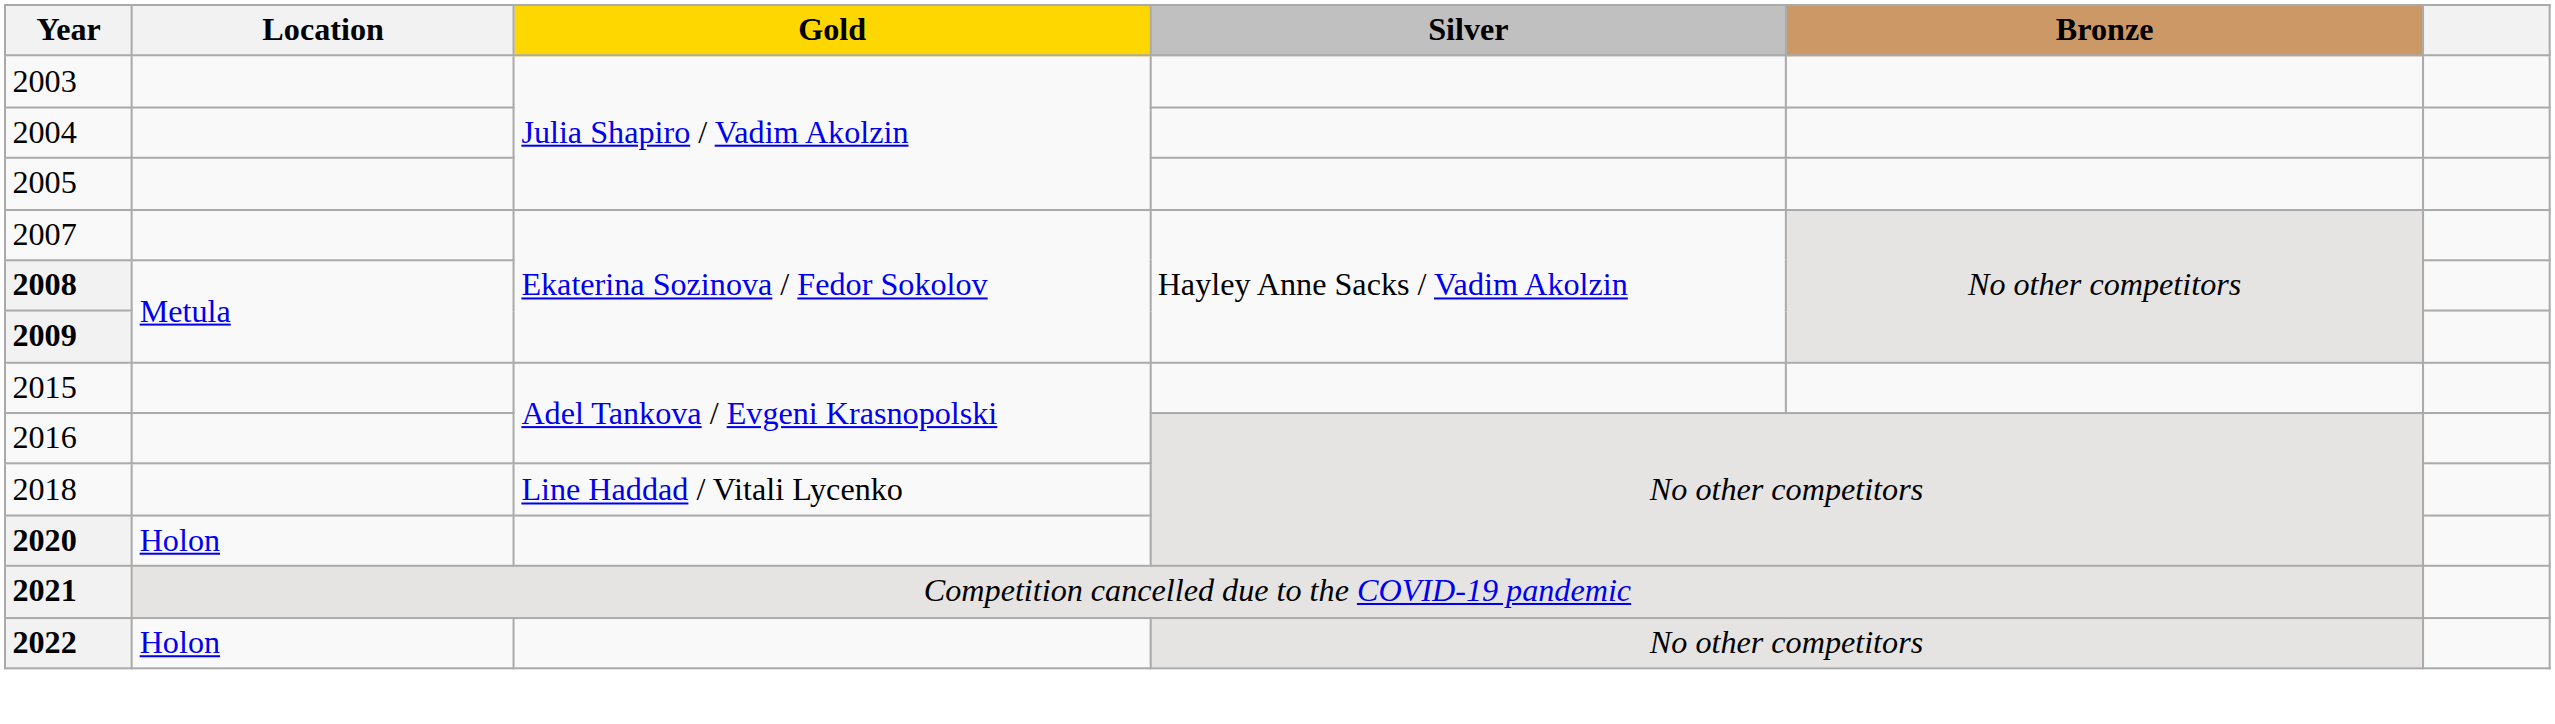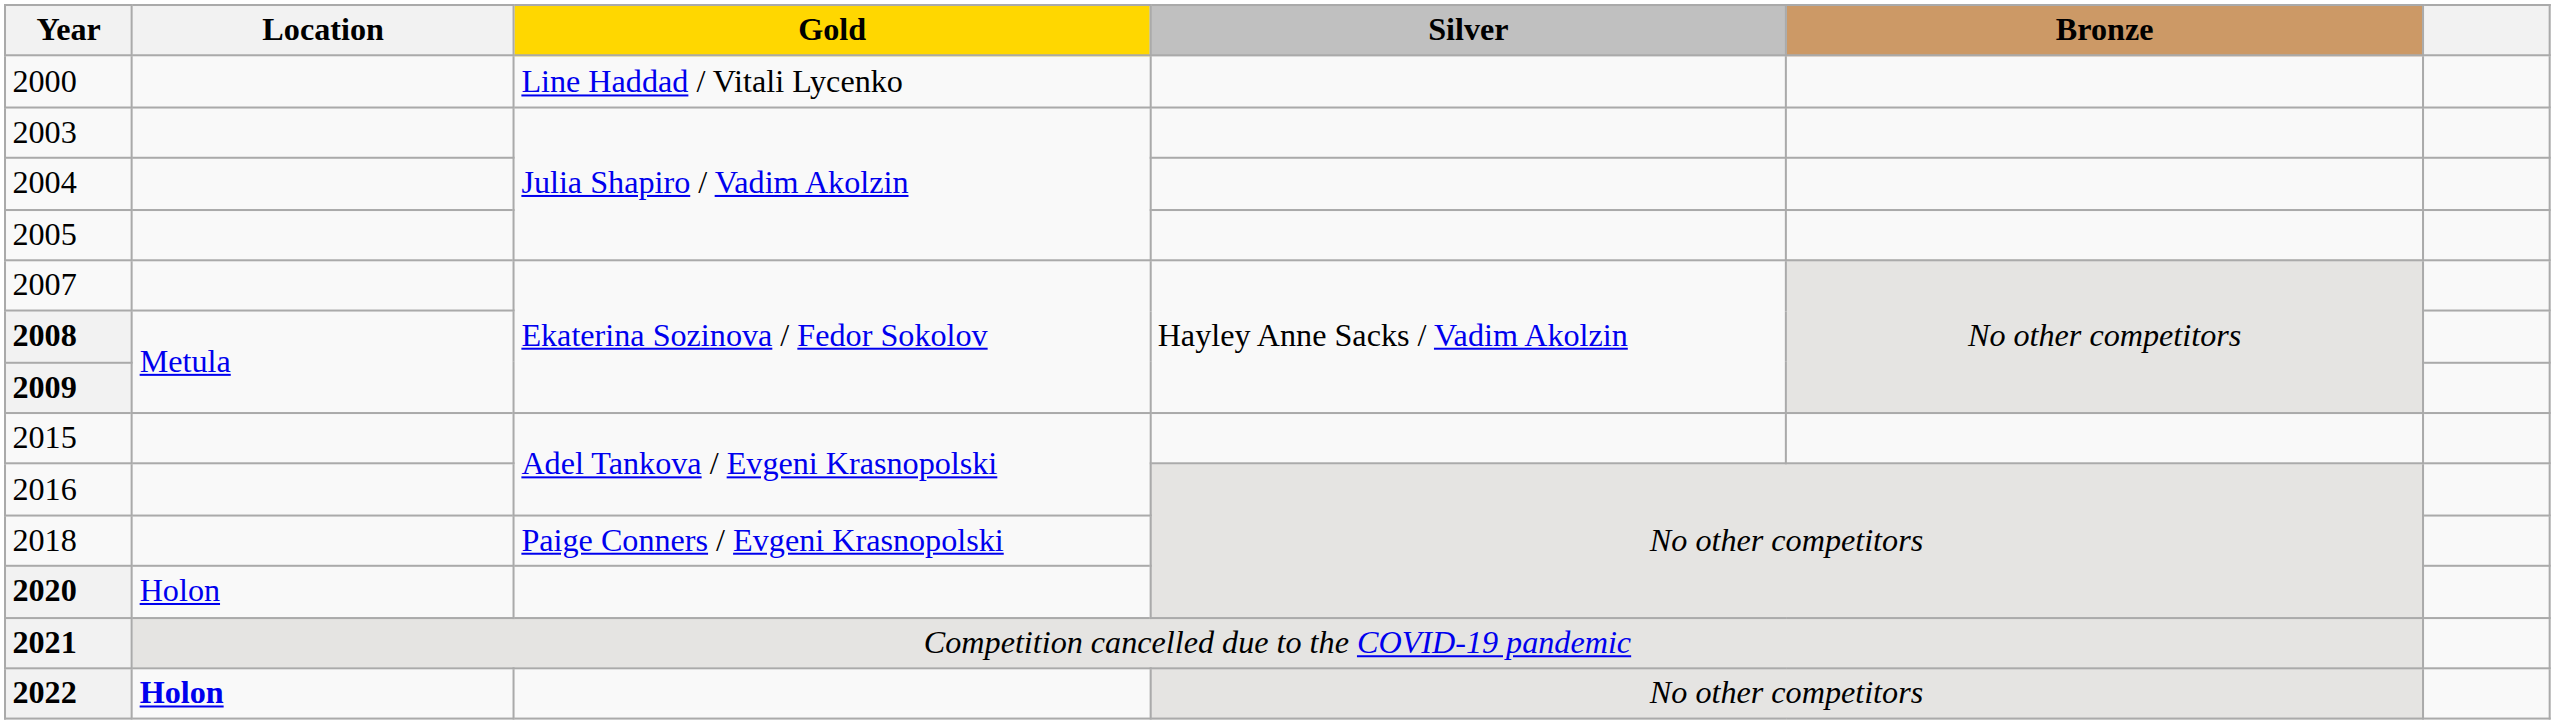+ row: (45, 81)
(712, 489) Line Haddad / Vitali Lycenko -> (763, 540) Paige Conners / Evgeni Krasnopolski
(180, 642) normal -> (182, 693) bold
